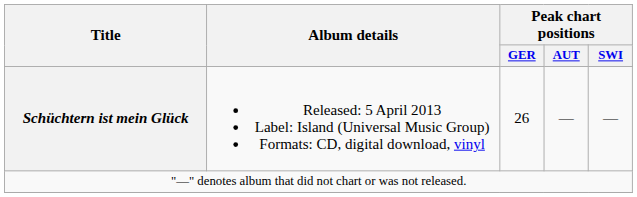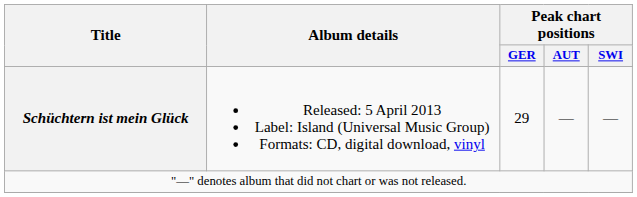(522, 118) 26 -> (522, 118) 29
